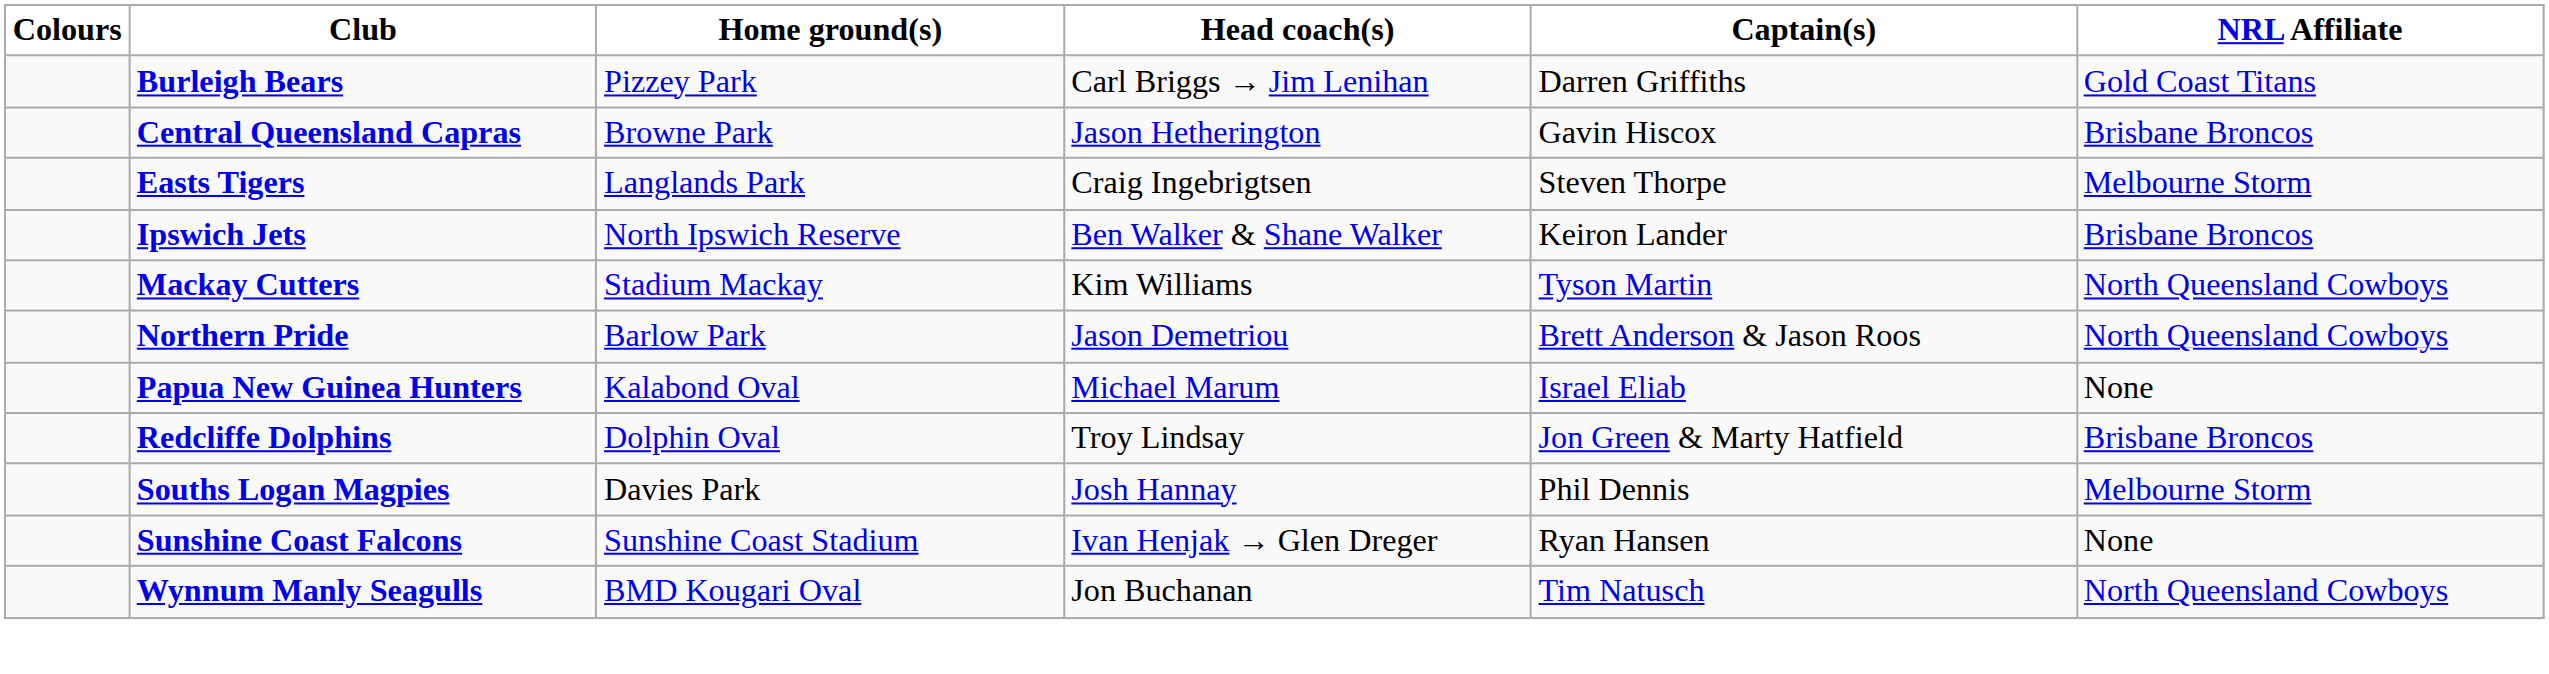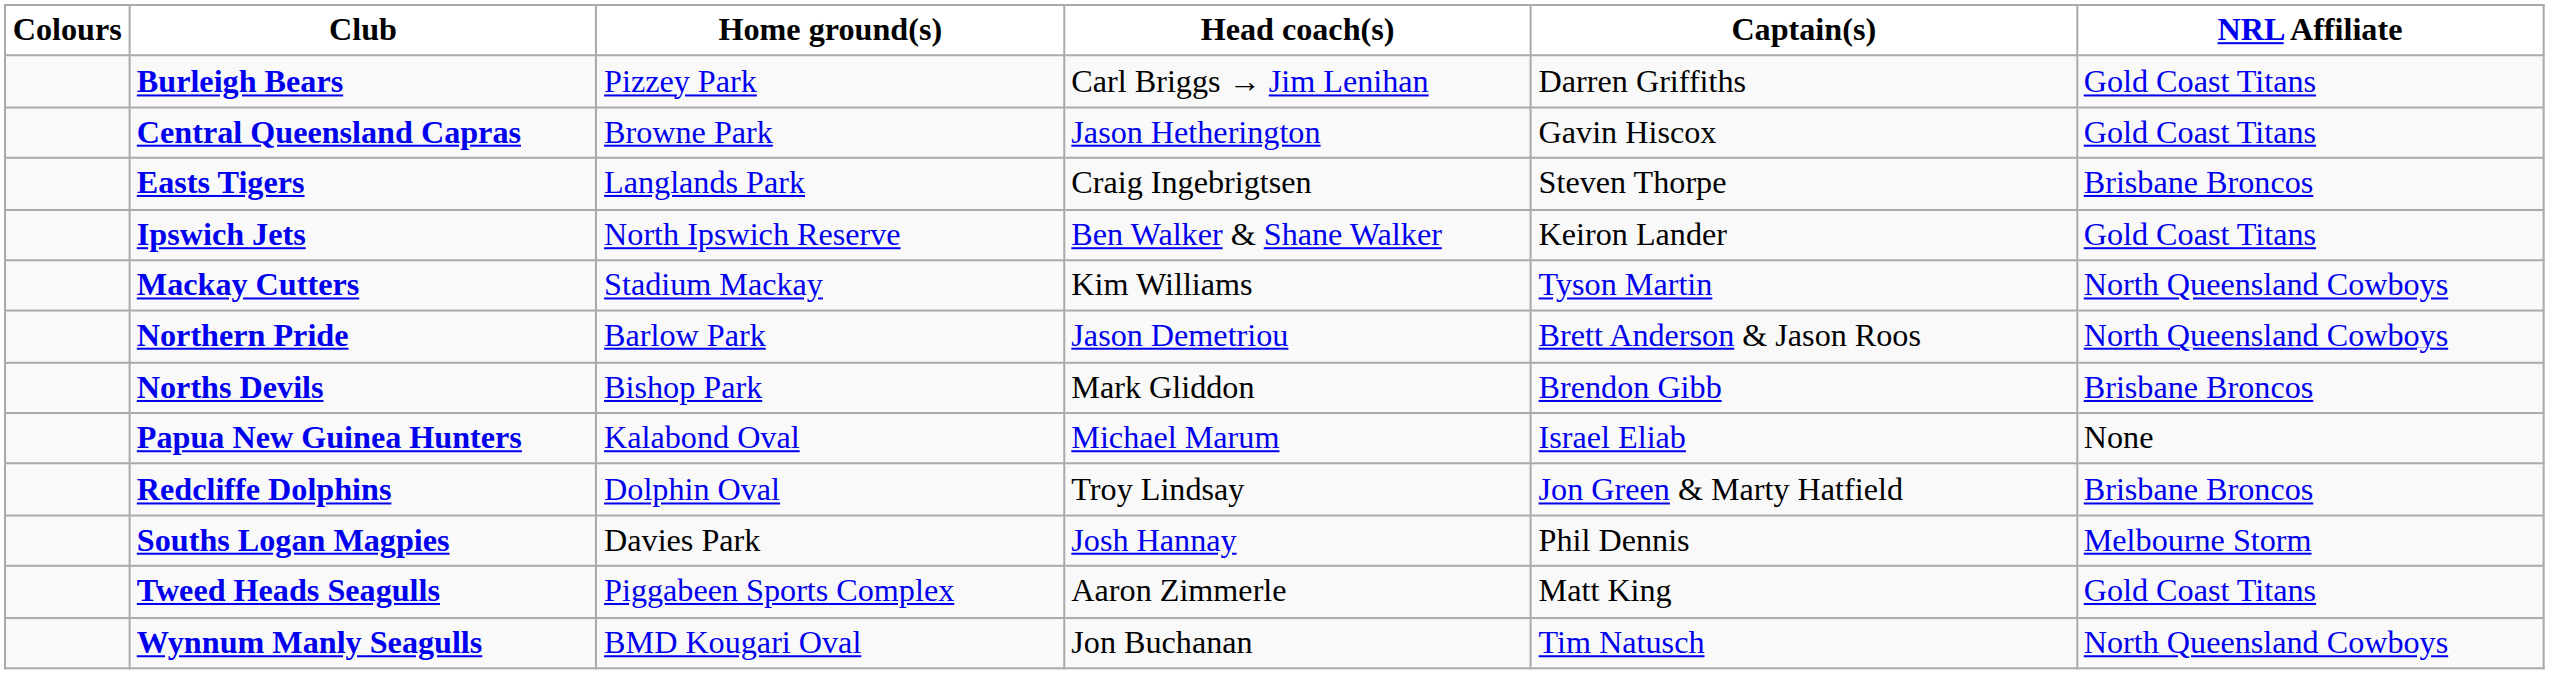(2199, 132) Brisbane Broncos -> (2200, 132) Gold Coast Titans
(2198, 183) Melbourne Storm -> (2199, 183) Brisbane Broncos
(2199, 234) Brisbane Broncos -> (2200, 234) Gold Coast Titans
+ row: (230, 387)
- row: (299, 540)
+ row: (288, 591)
